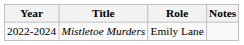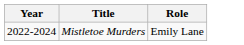- column: (223, 13)
